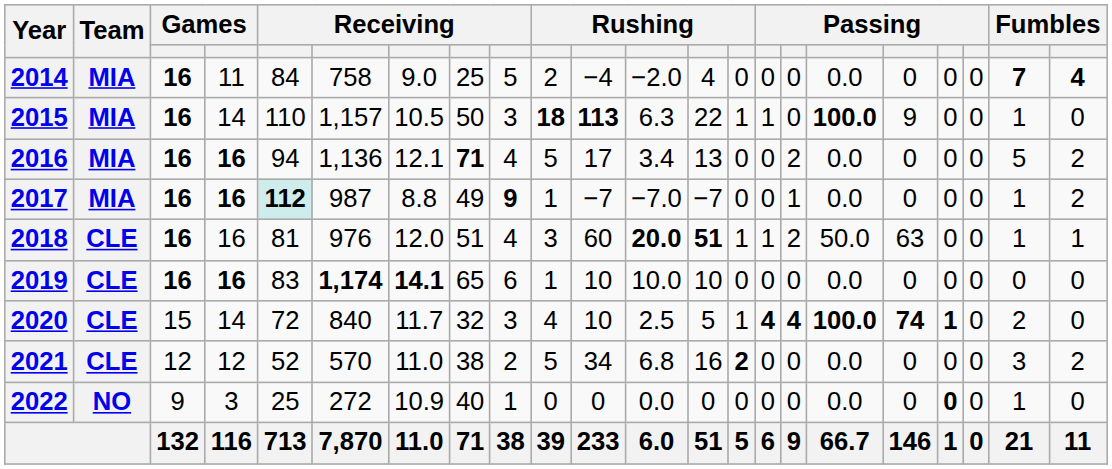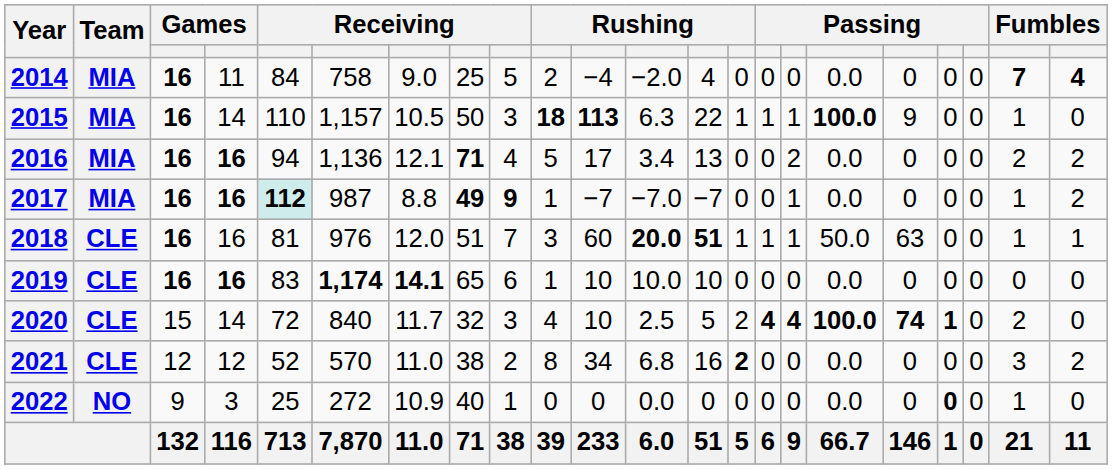(794, 117) 0 -> (794, 117) 1
(1019, 158) 5 -> (1019, 158) 2
(470, 199) normal -> (470, 198) bold
(510, 239) 4 -> (510, 239) 7
(794, 239) 2 -> (794, 239) 1
(742, 320) 1 -> (742, 320) 2
(551, 361) 5 -> (551, 361) 8
